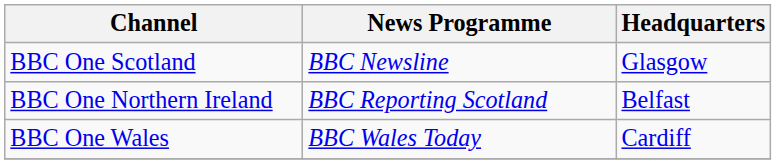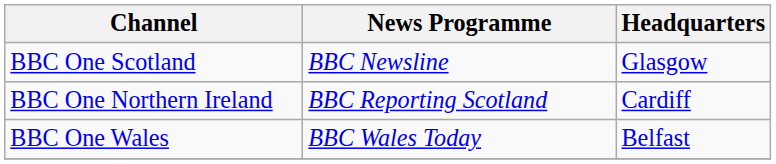(656, 100) Belfast -> (656, 100) Cardiff
(656, 138) Cardiff -> (656, 138) Belfast
